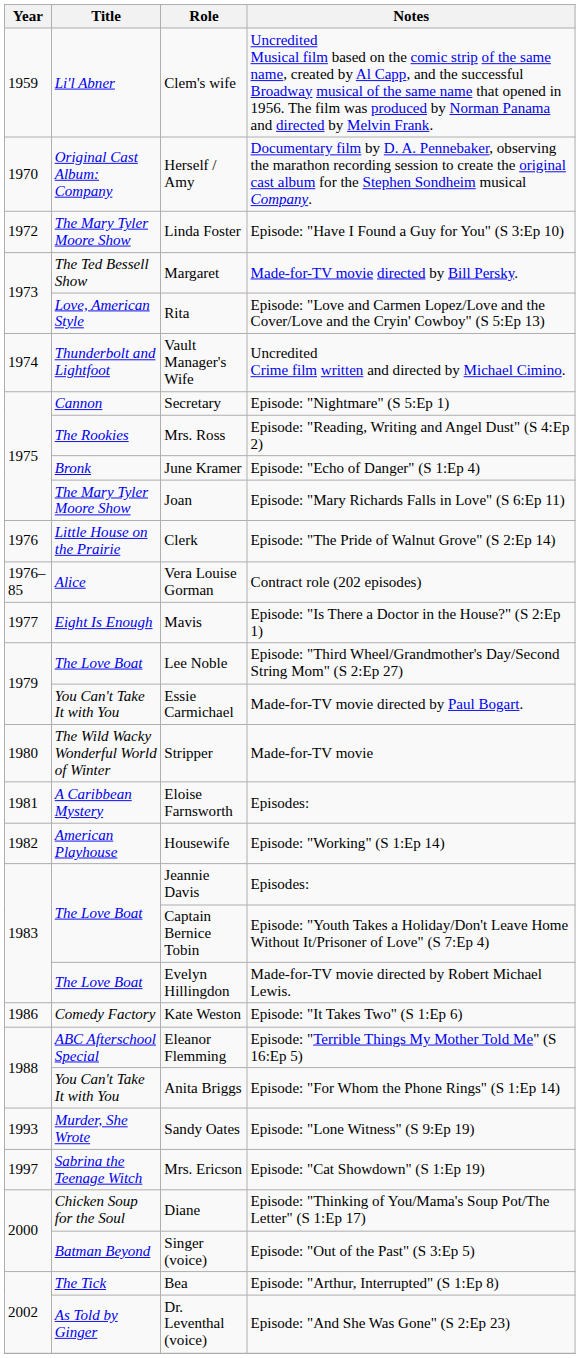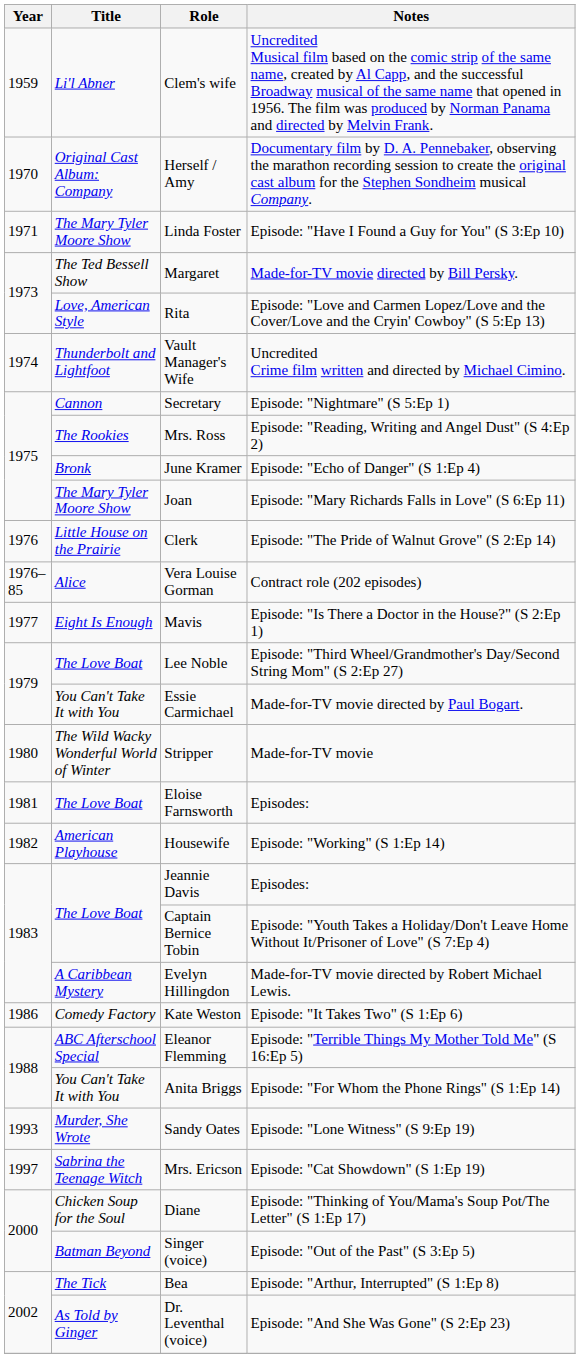(23, 231) 1972 -> (23, 231) 1971
(93, 802) A Caribbean Mystery -> (99, 802) The Love Boat
(99, 982) The Love Boat -> (93, 982) A Caribbean Mystery
